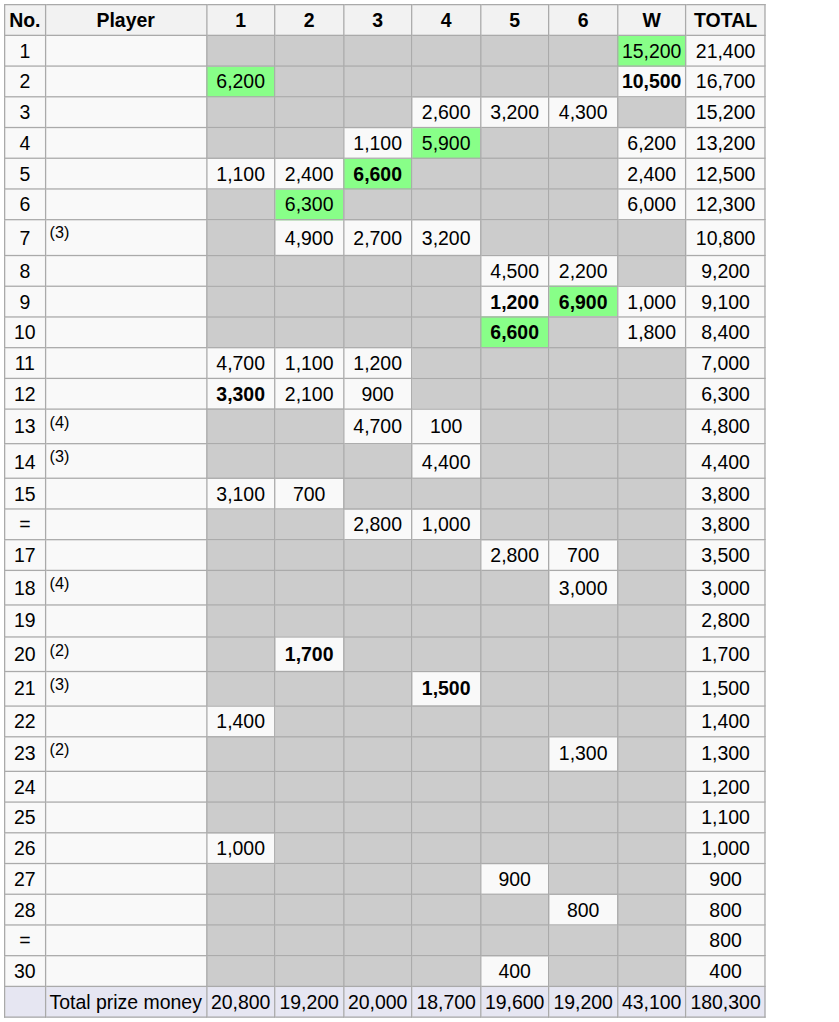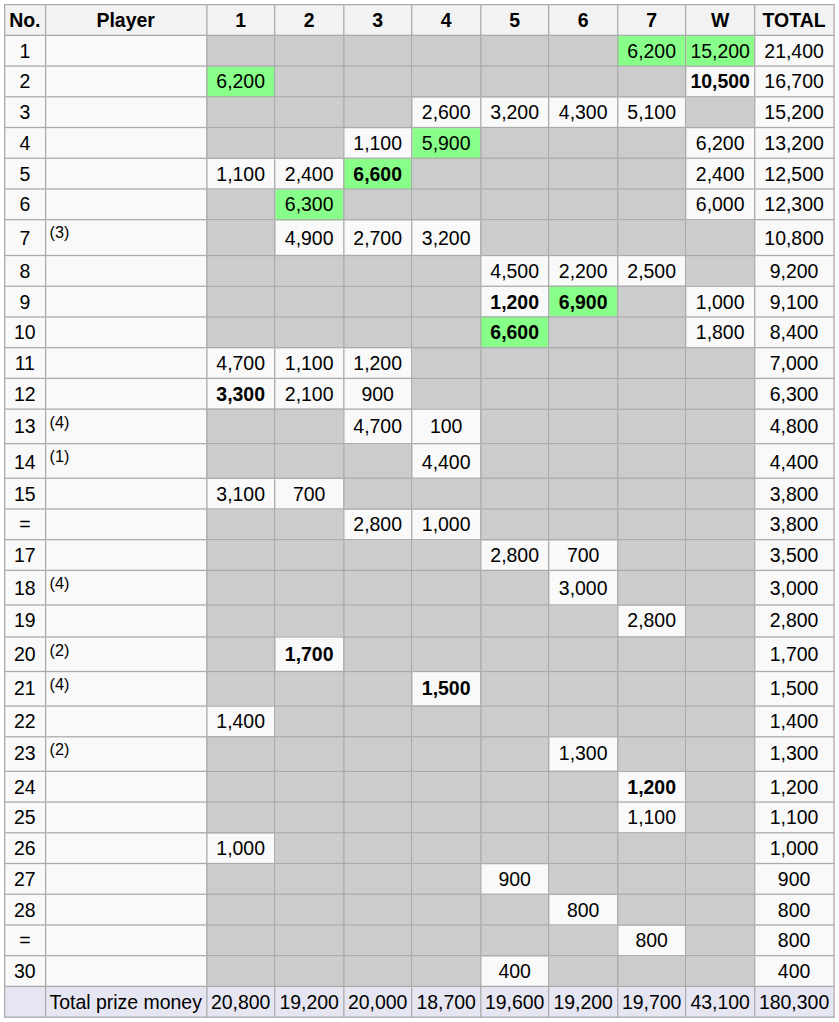+ column: (652, 20)
(59, 457) (3) -> (59, 457) (1)
(59, 685) (3) -> (59, 685) (4)
